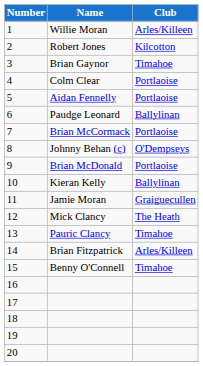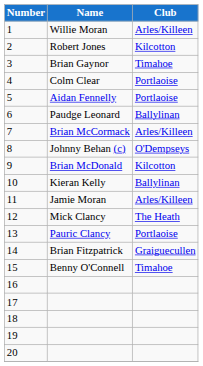(156, 132) Portlaoise -> (164, 132) Arles/Killeen
(156, 166) Portlaoise -> (155, 166) Kilcotton
(165, 200) Graiguecullen -> (164, 200) Arles/Killeen
(154, 234) Timahoe -> (156, 234) Portlaoise
(164, 251) Arles/Killeen -> (165, 251) Graiguecullen
